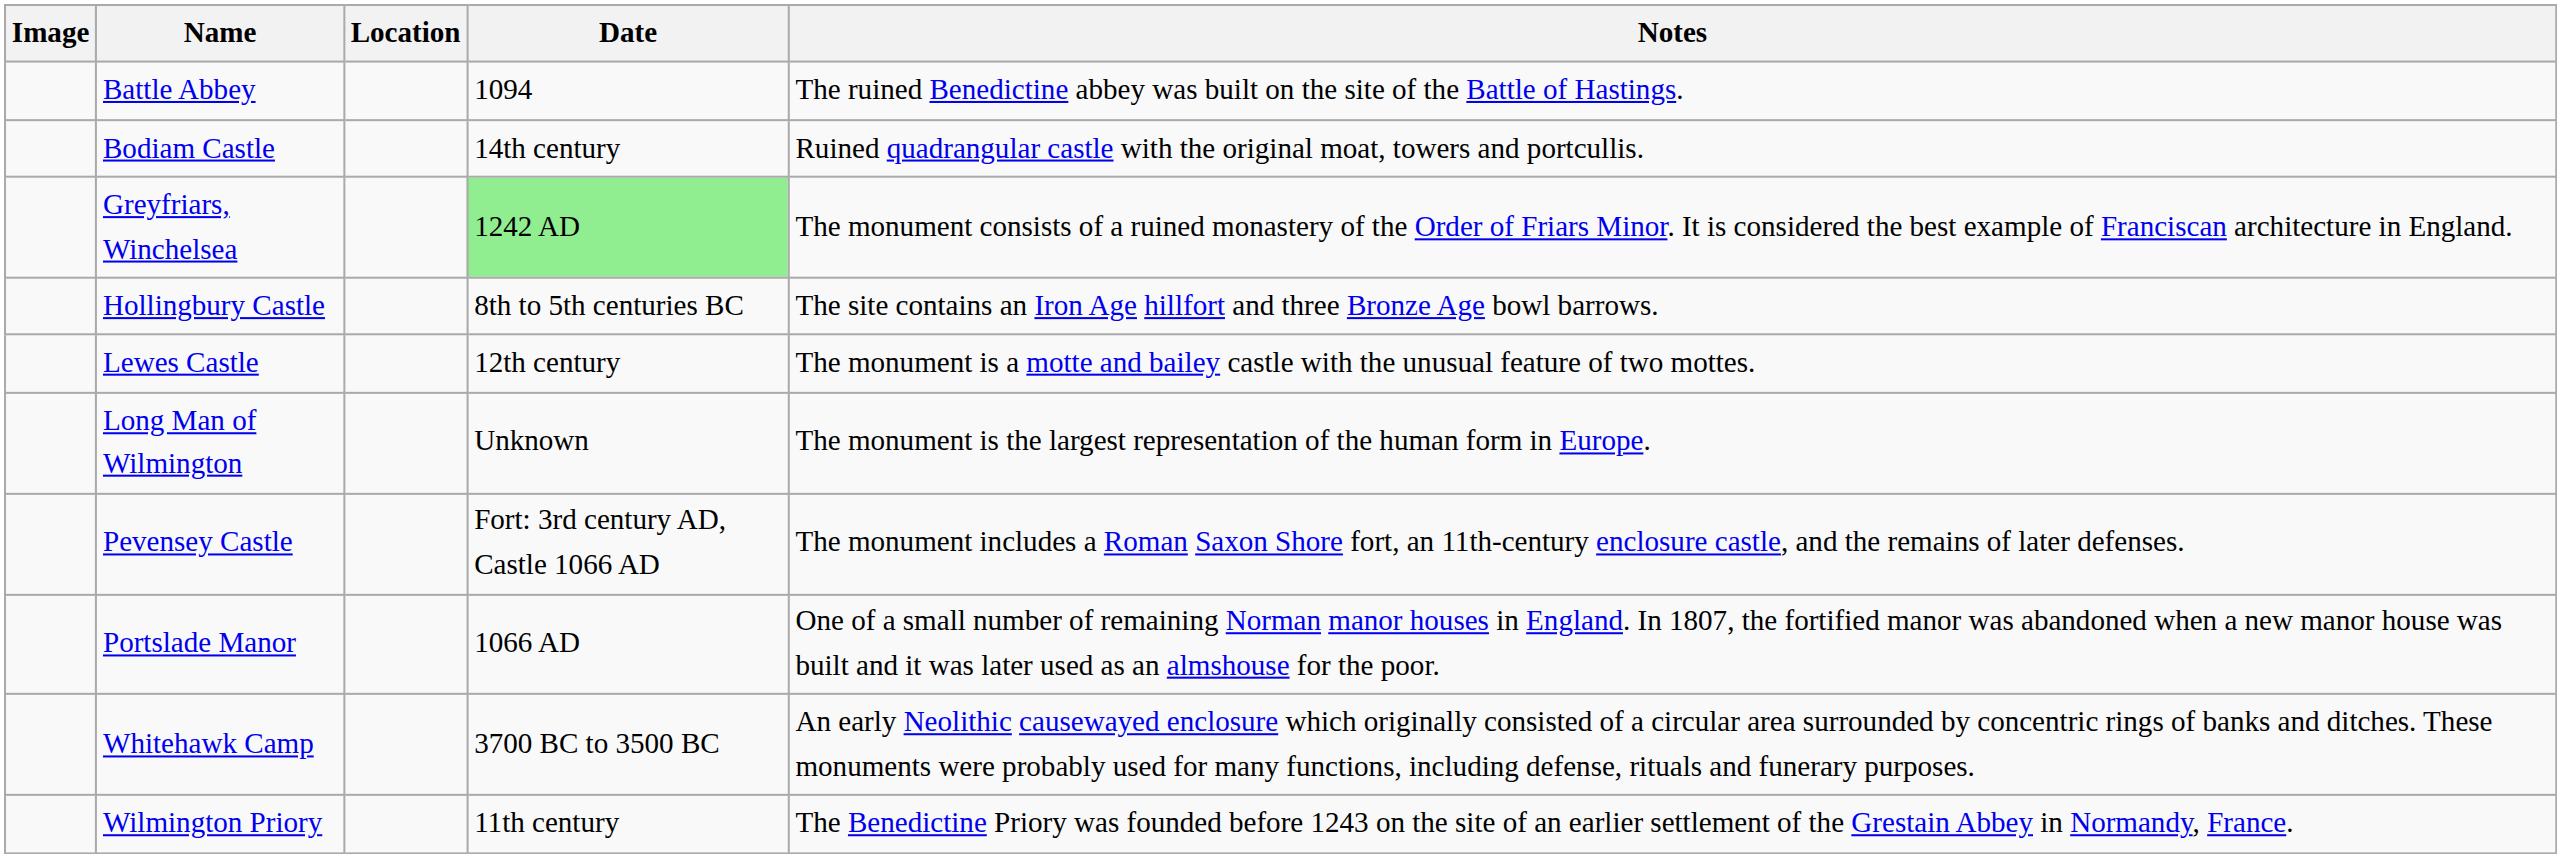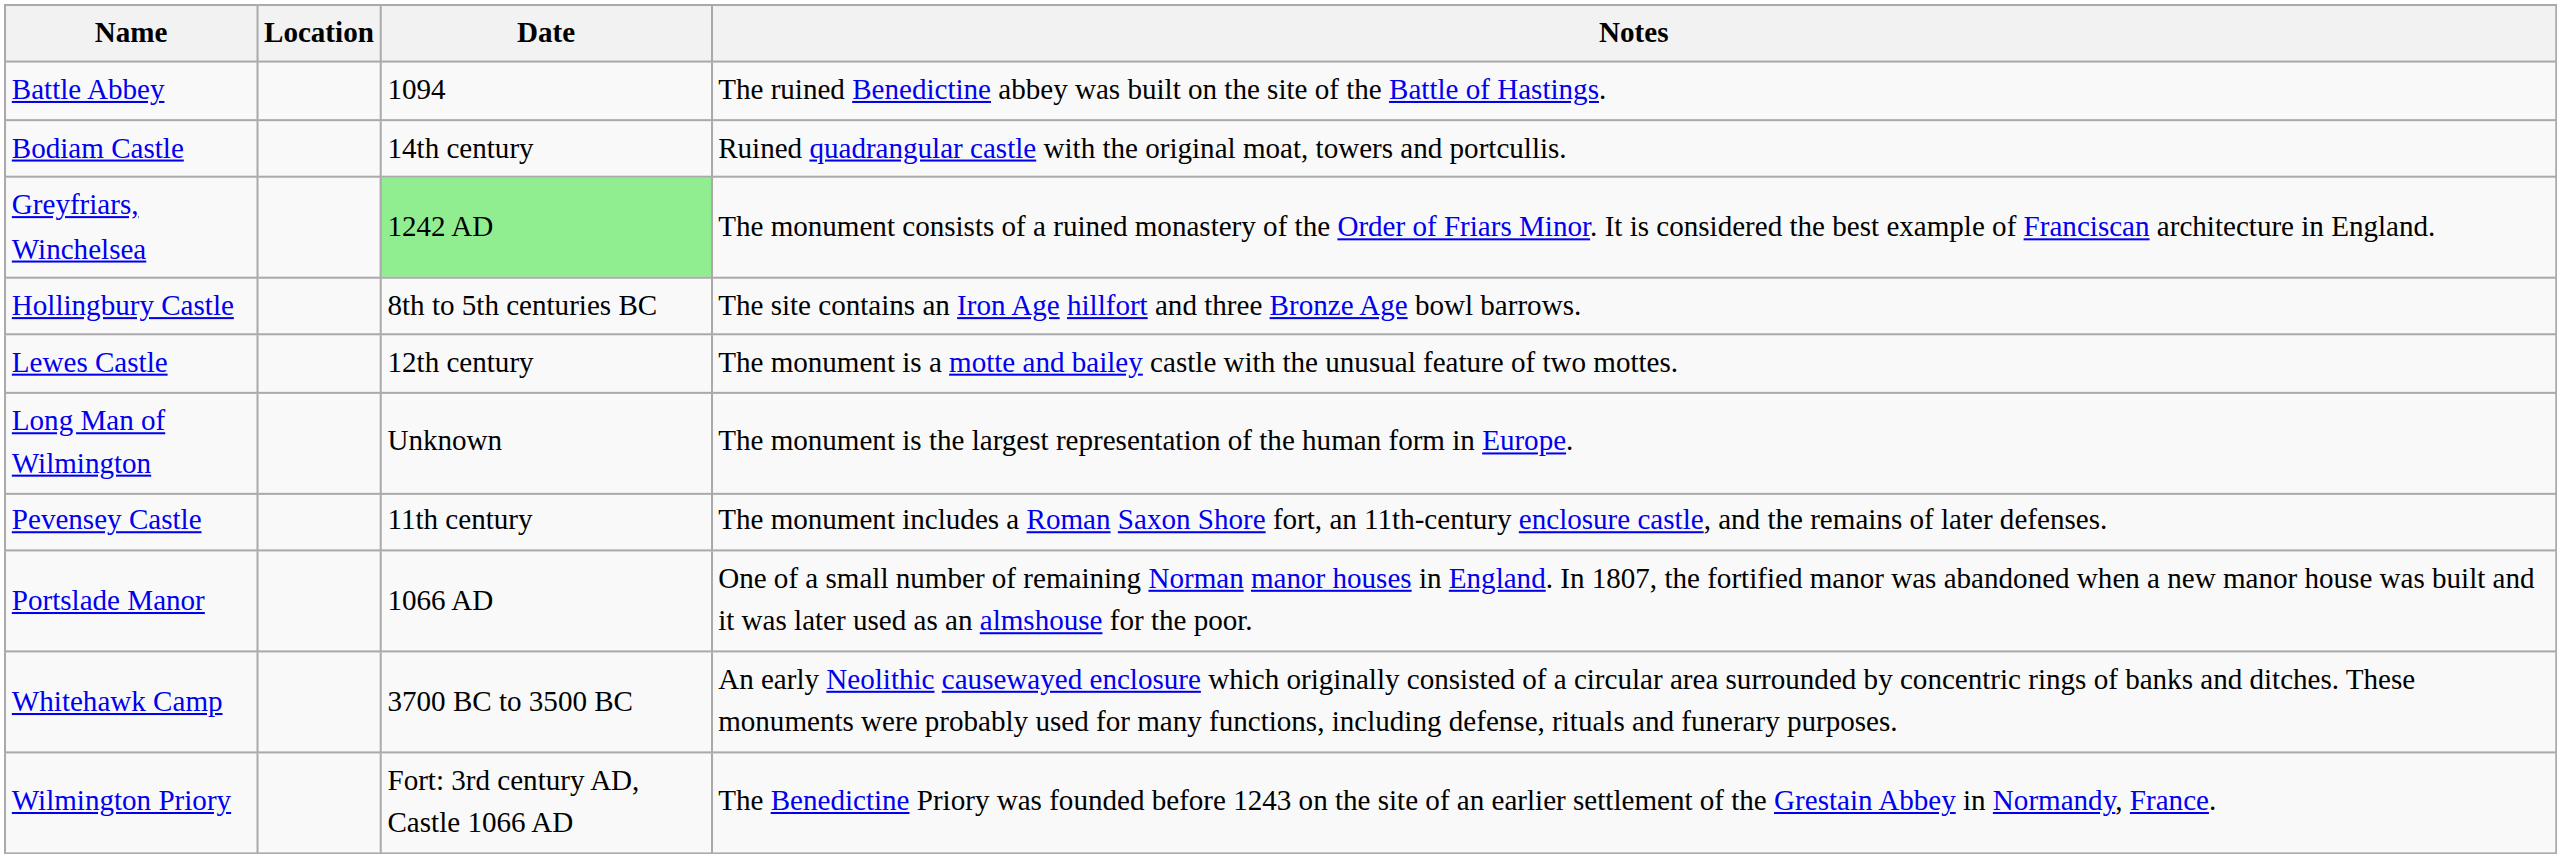- column: (51, 32)
(600, 542) Fort: 3rd century AD, Castle 1066 AD -> (460, 520) 11th century
(547, 823) 11th century -> (513, 801) Fort: 3rd century AD, Castle 1066 AD
